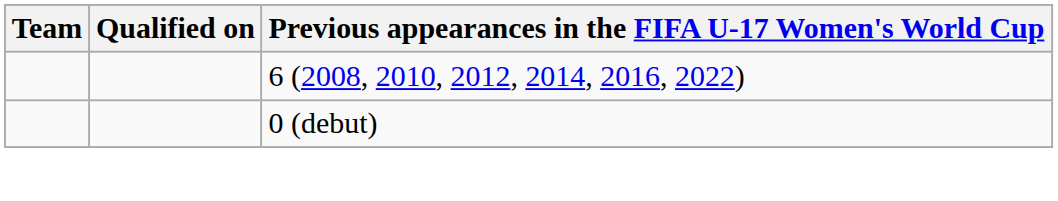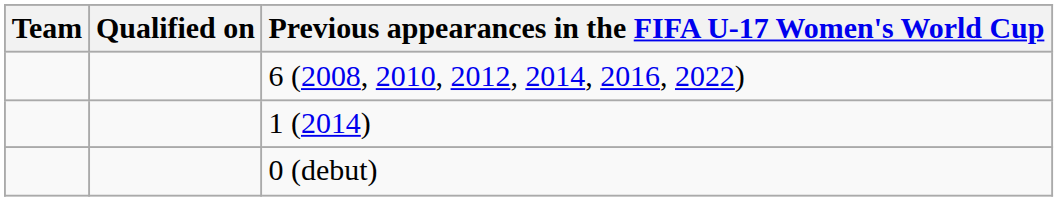+ row: (320, 123)
